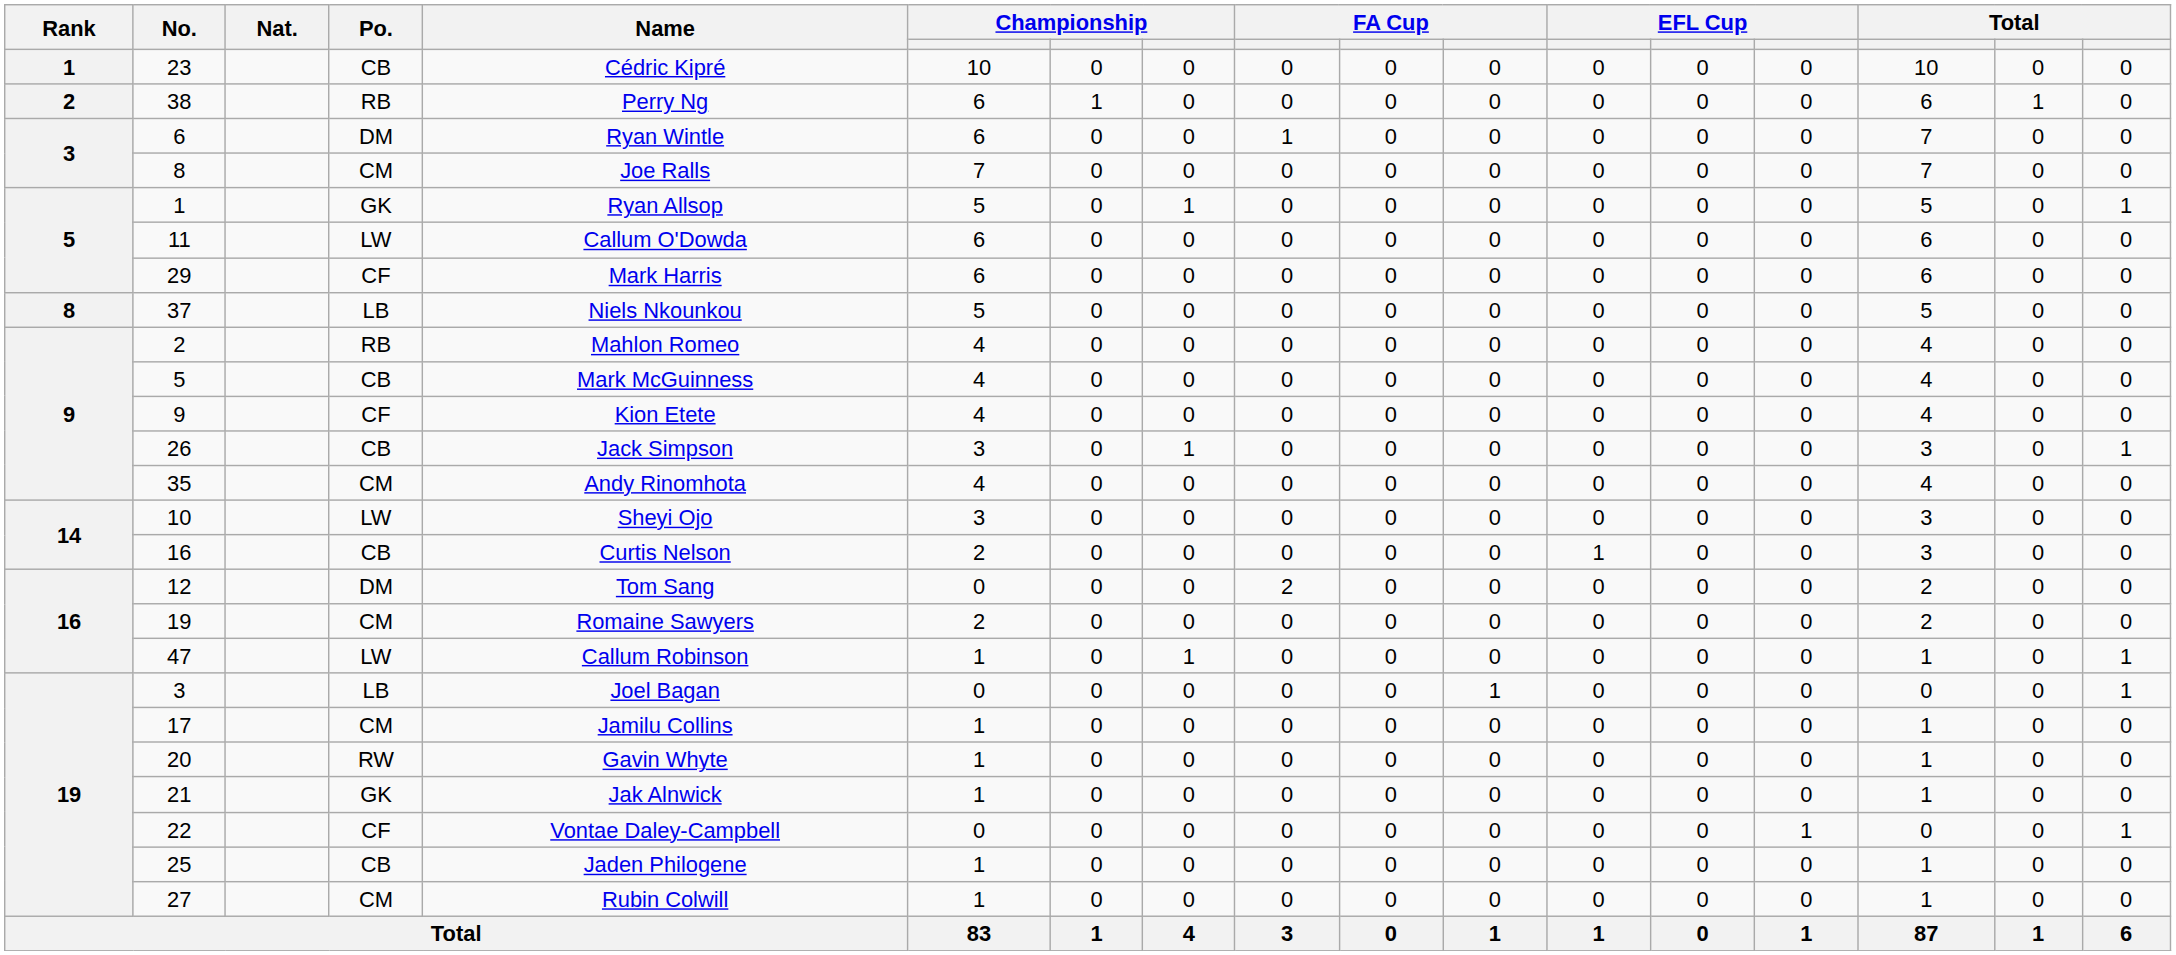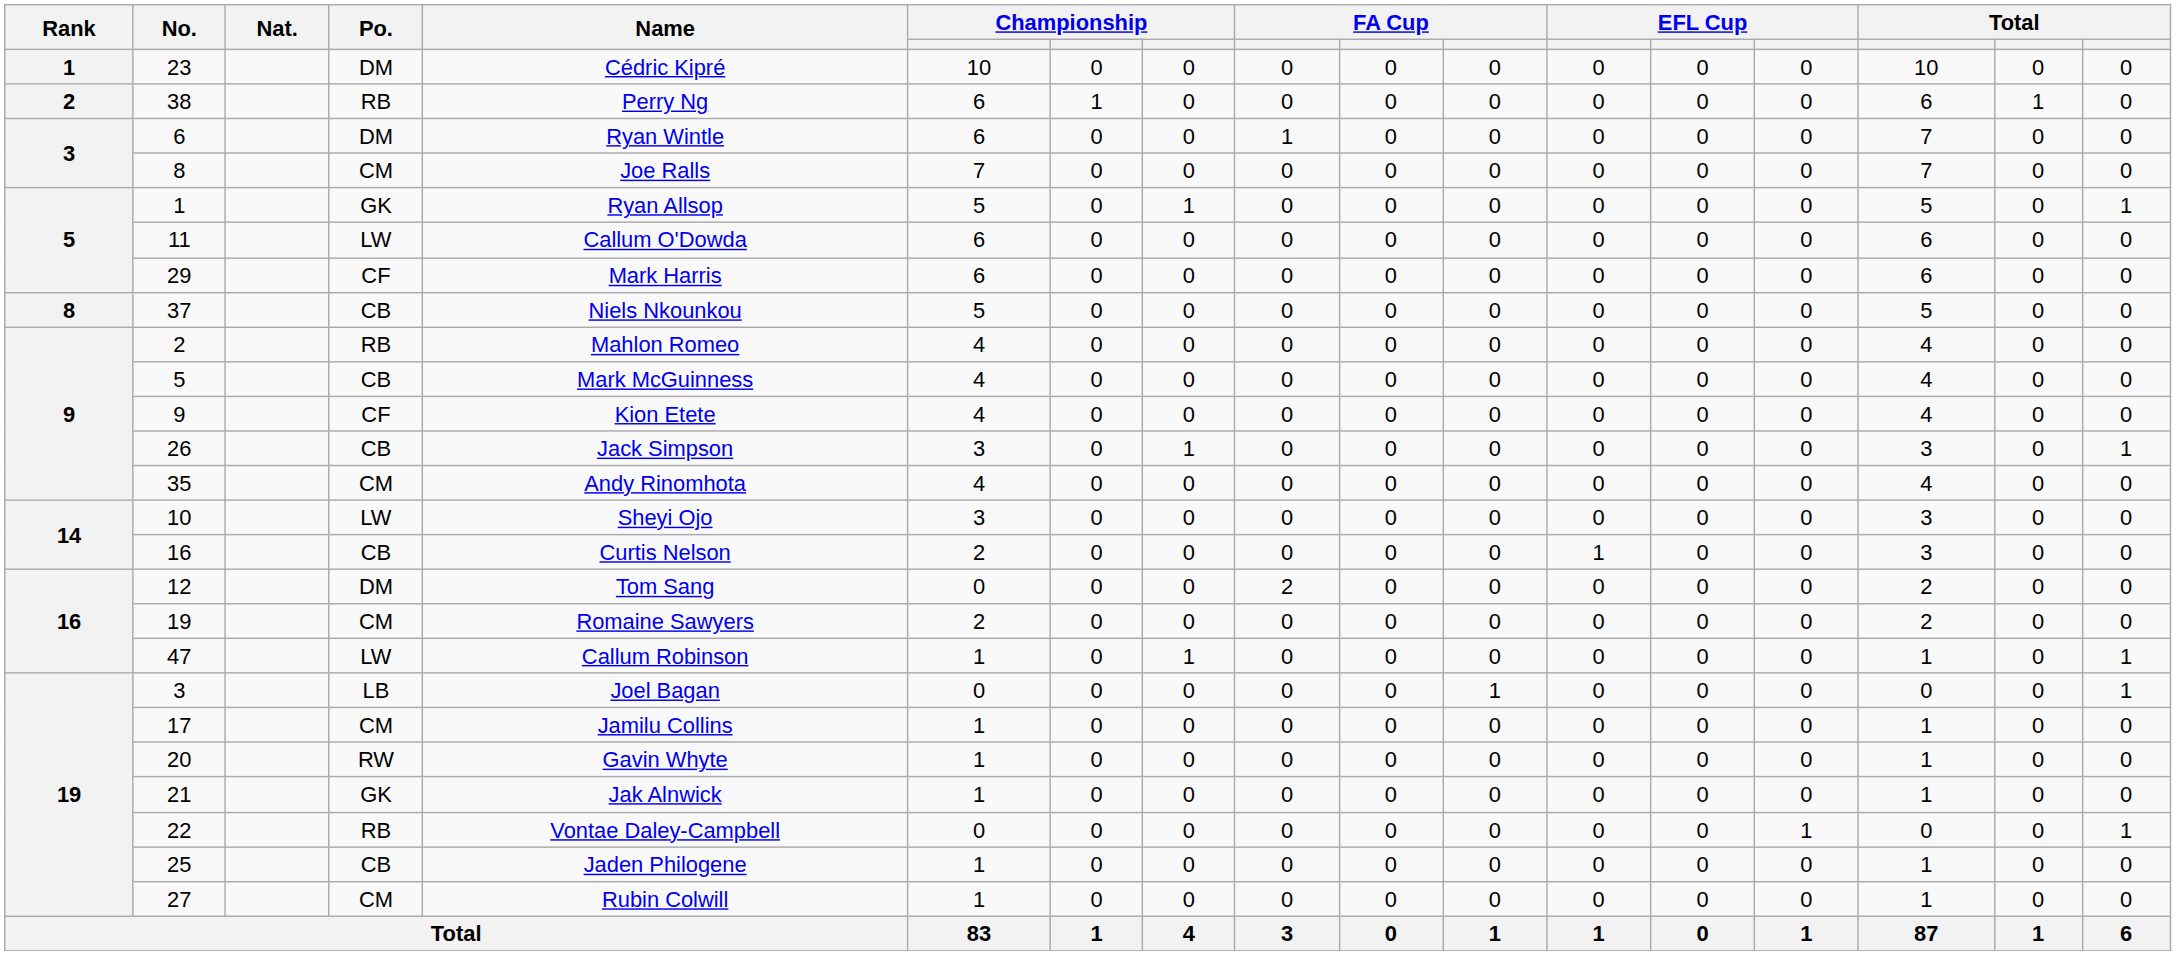(376, 67) CB -> (376, 67) DM
(376, 310) LB -> (376, 310) CB
(376, 829) CF -> (376, 829) RB
